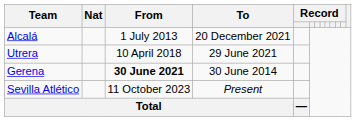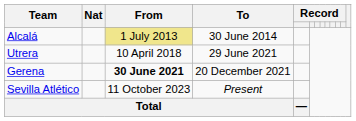(149, 36) no background -> (149, 36) khaki background
(243, 36) 20 December 2021 -> (243, 36) 30 June 2014
(243, 71) 30 June 2014 -> (243, 71) 20 December 2021
